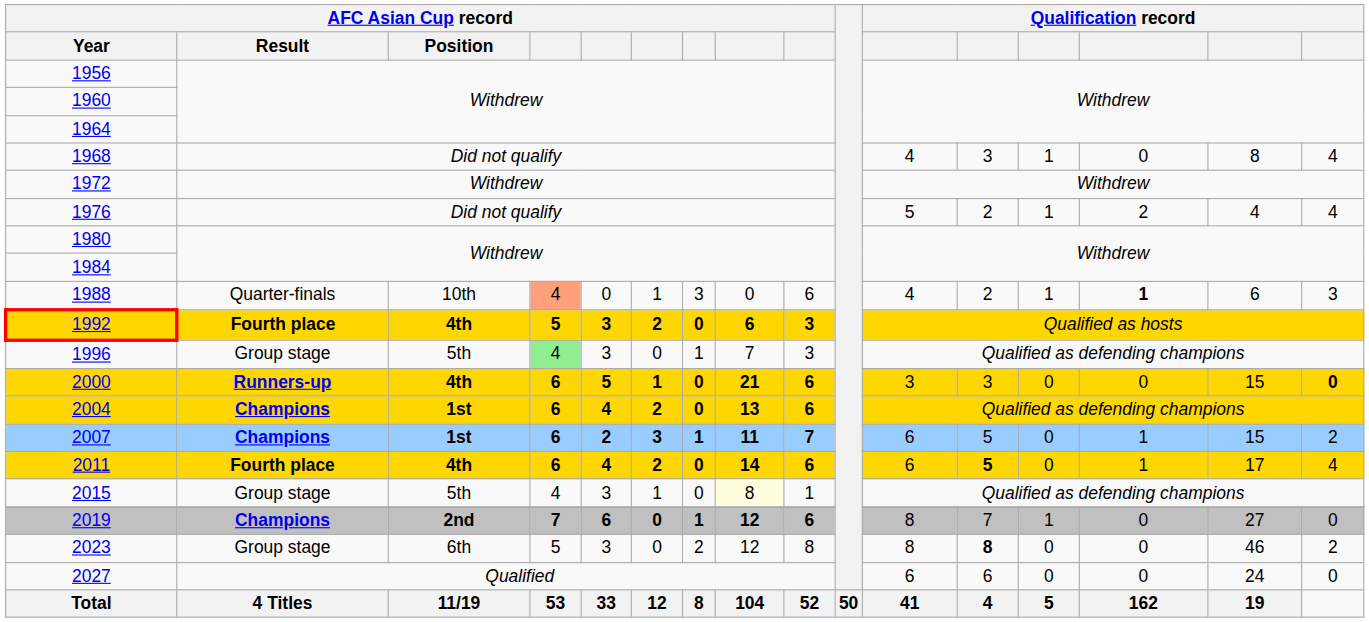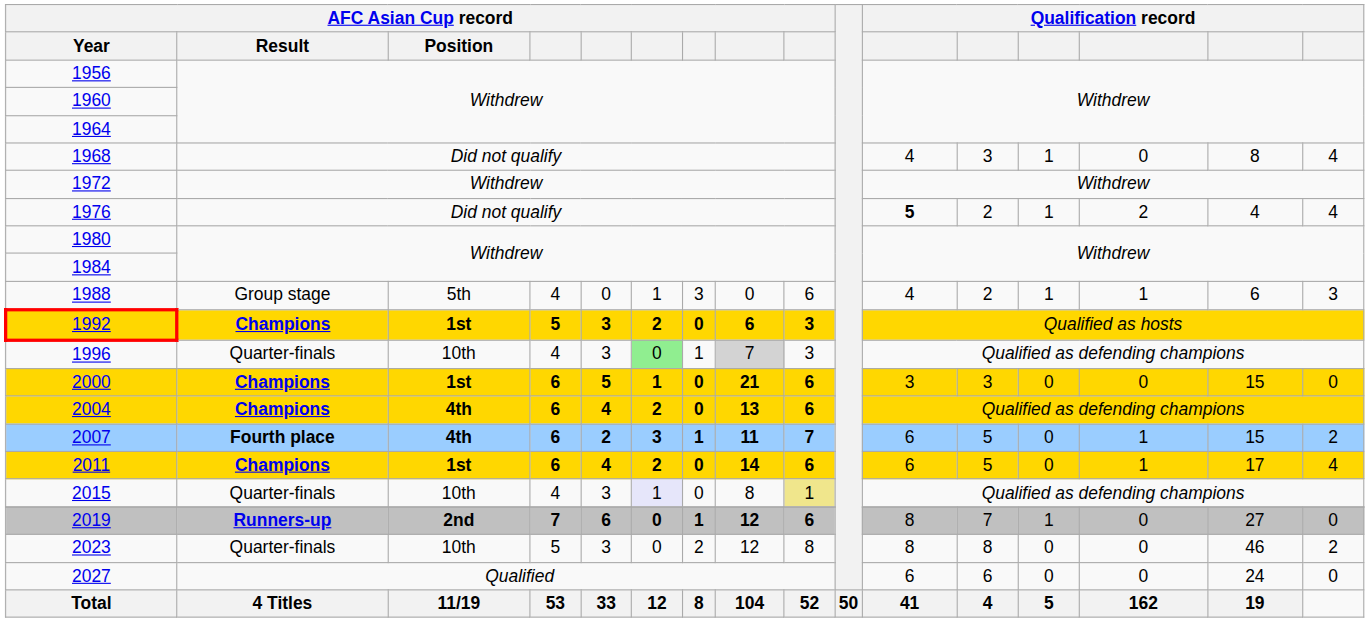(910, 211) normal -> (910, 211) bold
(283, 295) Quarter-finals -> (282, 295) Group stage
(459, 295) 10th -> (459, 295) 5th
(555, 295) lightsalmon background -> (555, 295) no background
(1143, 295) bold -> (1143, 295) normal
(283, 324) Fourth place -> (283, 324) Champions
(459, 324) 4th -> (459, 324) 1st
(283, 354) Group stage -> (282, 354) Quarter-finals
(459, 354) 5th -> (459, 354) 10th
(555, 354) lightgreen background -> (555, 354) no background
(657, 354) no background -> (657, 354) lightgreen background
(750, 354) no background -> (750, 354) lightgrey background
(283, 382) Runners-up -> (282, 382) Champions
(459, 382) 4th -> (459, 382) 1st
(1333, 382) bold -> (1333, 382) normal
(459, 409) 1st -> (459, 409) 4th
(283, 437) Champions -> (282, 437) Fourth place
(459, 437) 1st -> (459, 437) 4th
(283, 465) Fourth place -> (282, 465) Champions
(459, 465) 4th -> (459, 465) 1st
(988, 465) bold -> (988, 465) normal
(283, 492) Group stage -> (282, 492) Quarter-finals
(459, 492) 5th -> (459, 492) 10th
(657, 492) no background -> (657, 492) lavender background
(750, 492) lightyellow background -> (750, 492) no background
(809, 492) no background -> (809, 492) khaki background
(283, 520) Champions -> (282, 520) Runners-up
(283, 548) Group stage -> (282, 548) Quarter-finals
(459, 548) 6th -> (459, 548) 10th
(988, 548) bold -> (988, 548) normal
